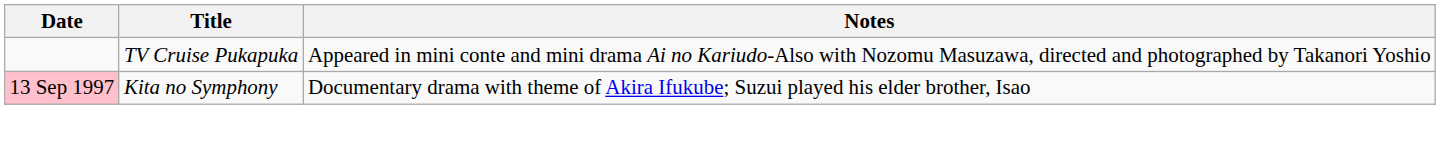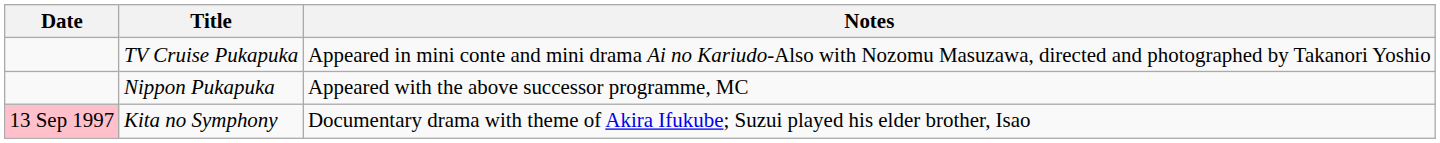+ row: (199, 87)
